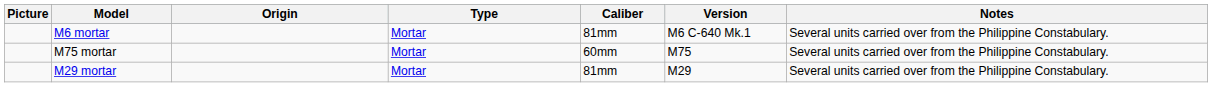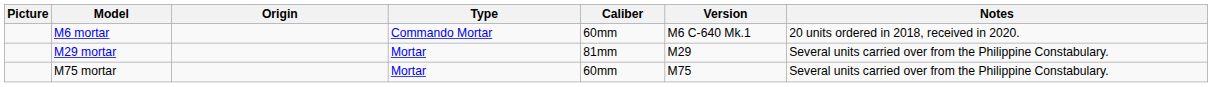(408, 33) Mortar -> (442, 33) Commando Mortar
(600, 33) 81mm -> (600, 33) 60mm
(949, 33) Several units carried over from the Philippine Constabulary. -> (904, 33) 20 units ordered in 2018, received in 2020.
rows swapped: (85, 52) <-> (85, 71)
